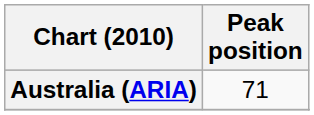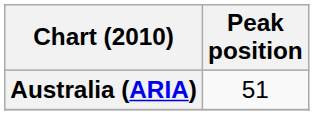(255, 89) 71 -> (255, 89) 51
